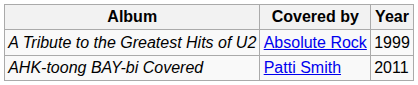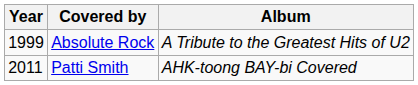columns swapped: (392, 17) <-> (132, 17)
